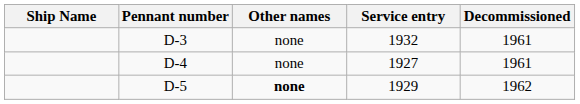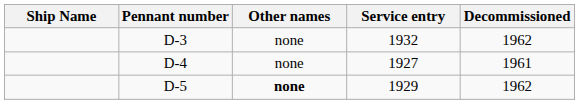(517, 39) 1961 -> (517, 39) 1962
